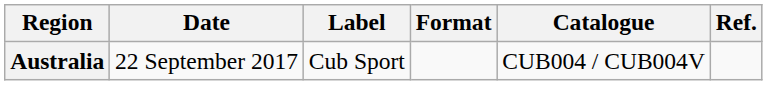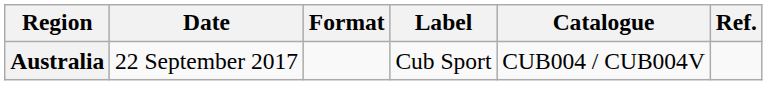columns swapped: (454, 23) <-> (357, 23)
